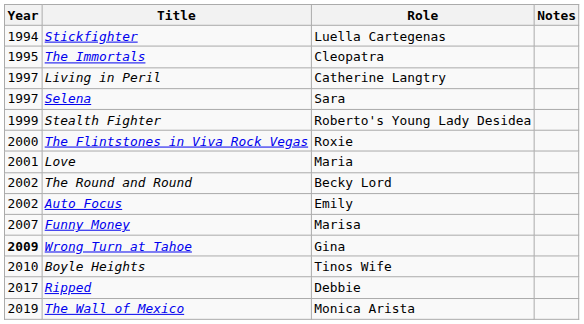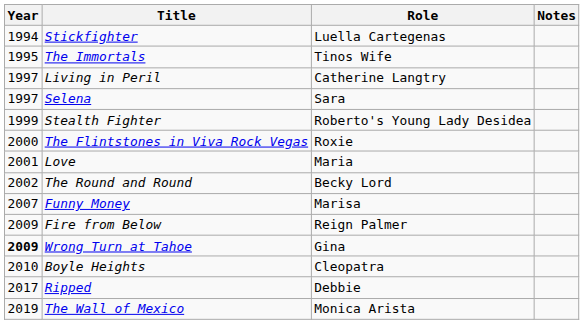(349, 57) Cleopatra -> (353, 57) Tinos Wife
- row: (83, 204)
+ row: (103, 225)
(353, 267) Tinos Wife -> (349, 267) Cleopatra
